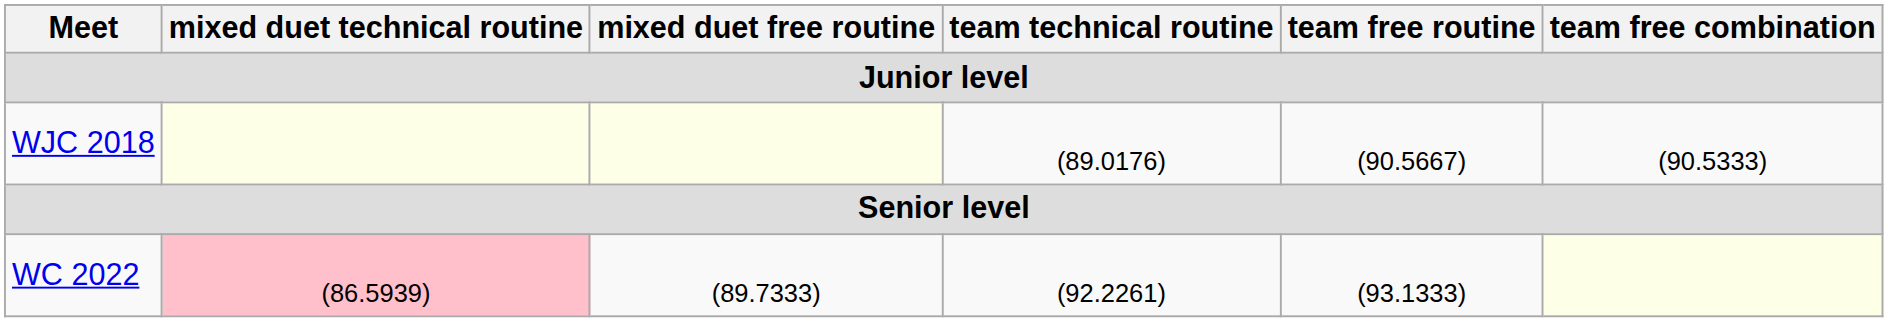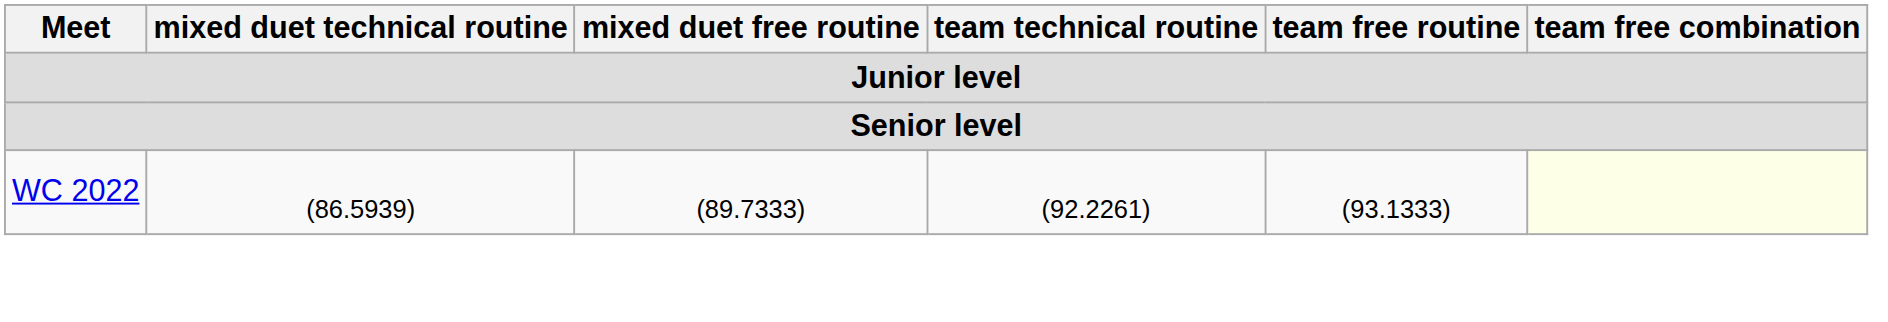- row: (83, 142)
(376, 293) pink background -> (361, 210) no background
